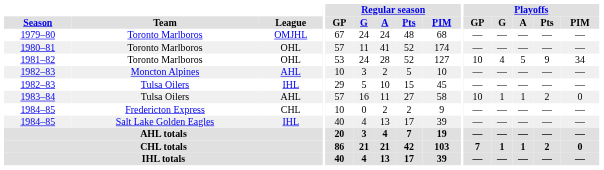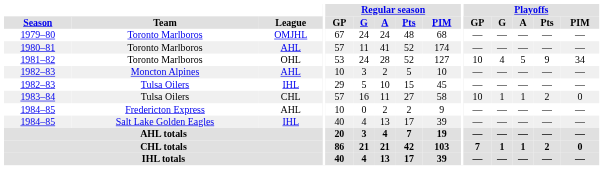(291, 47) OHL -> (291, 47) AHL
(291, 97) AHL -> (291, 97) CHL
(291, 109) CHL -> (291, 109) AHL
